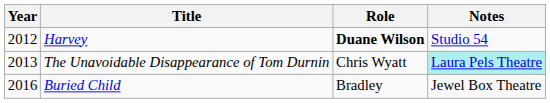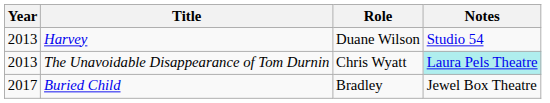(23, 39) 2012 -> (23, 39) 2013
(380, 39) bold -> (378, 39) normal
(23, 86) 2016 -> (23, 86) 2017
